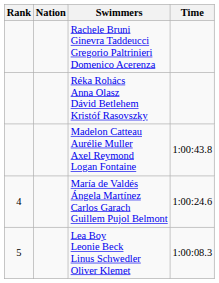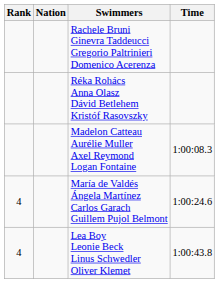(192, 149) 1:00:43.8 -> (192, 149) 1:00:08.3
(19, 253) 5 -> (19, 253) 4
(192, 253) 1:00:08.3 -> (192, 253) 1:00:43.8
